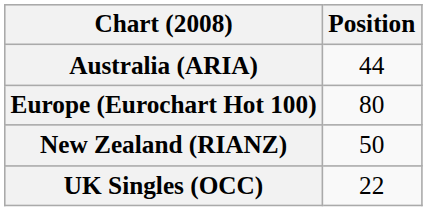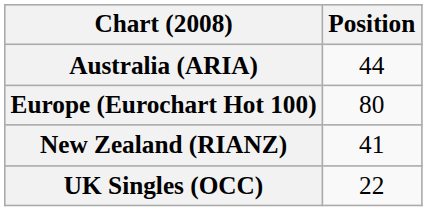(372, 144) 50 -> (372, 144) 41
